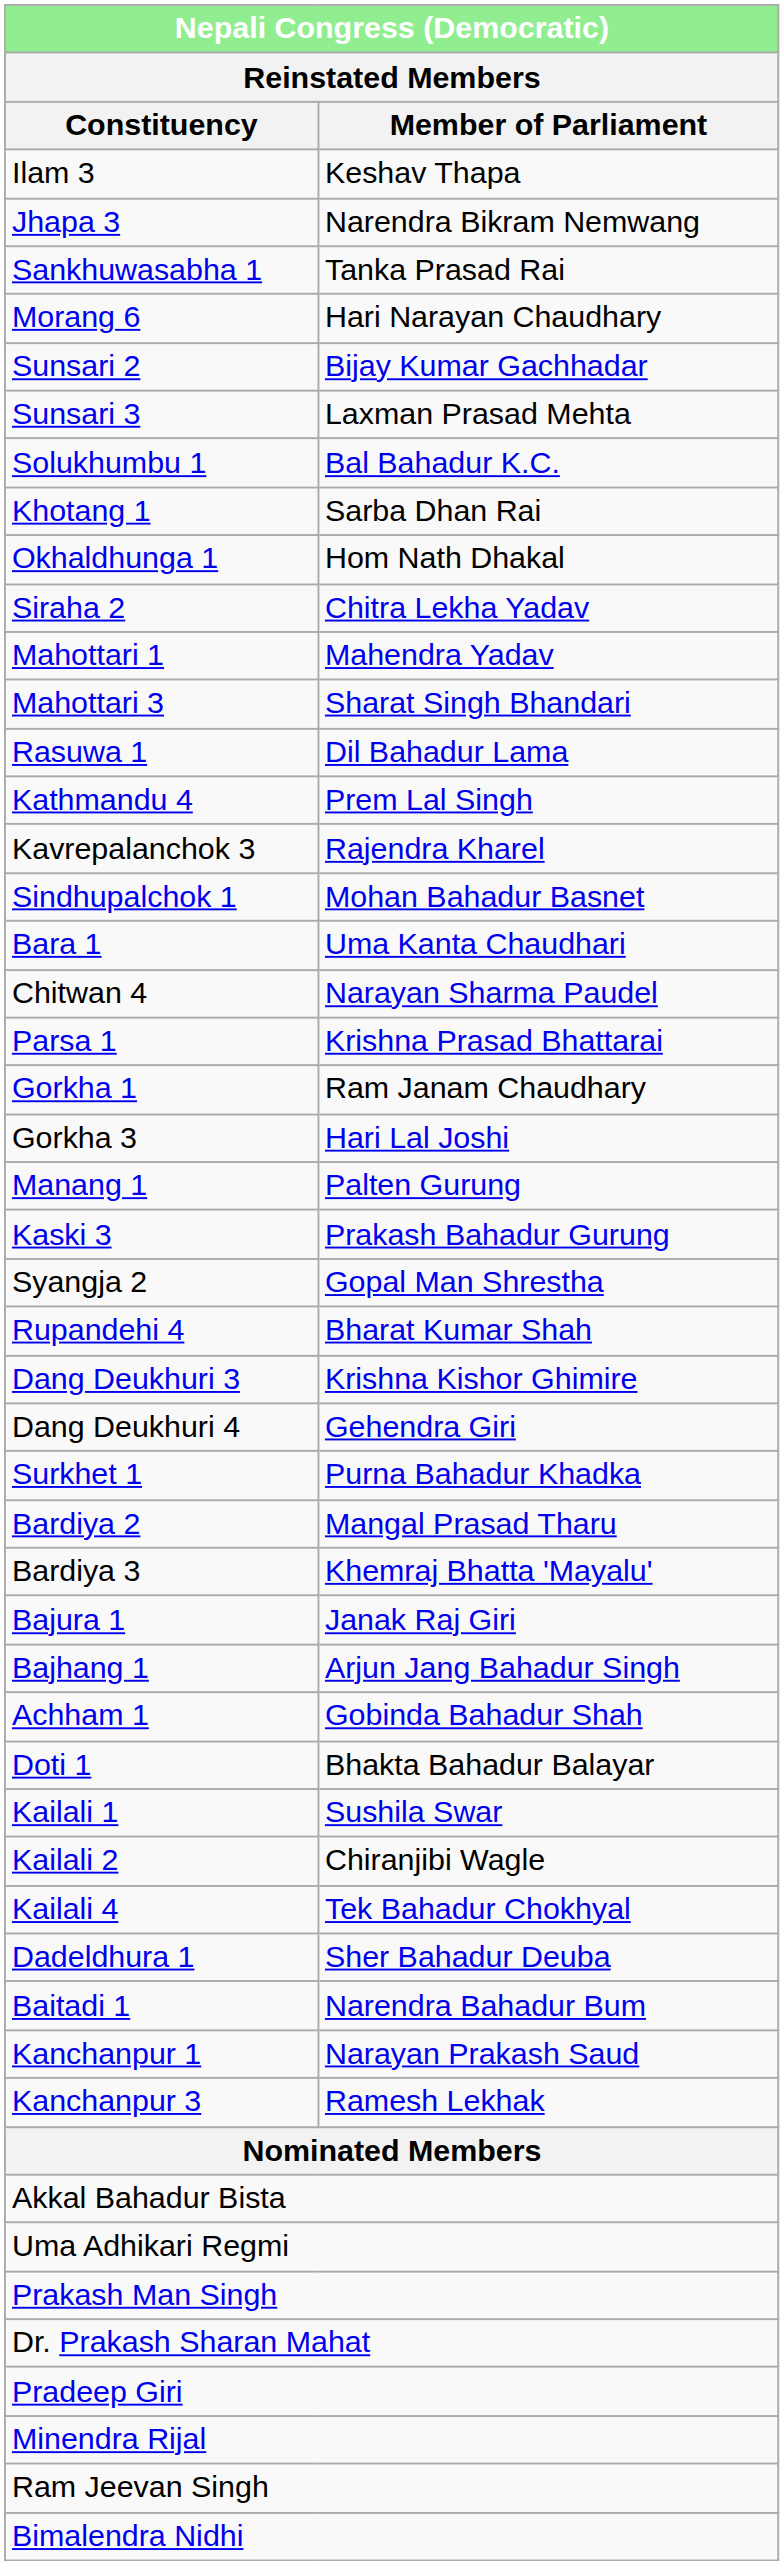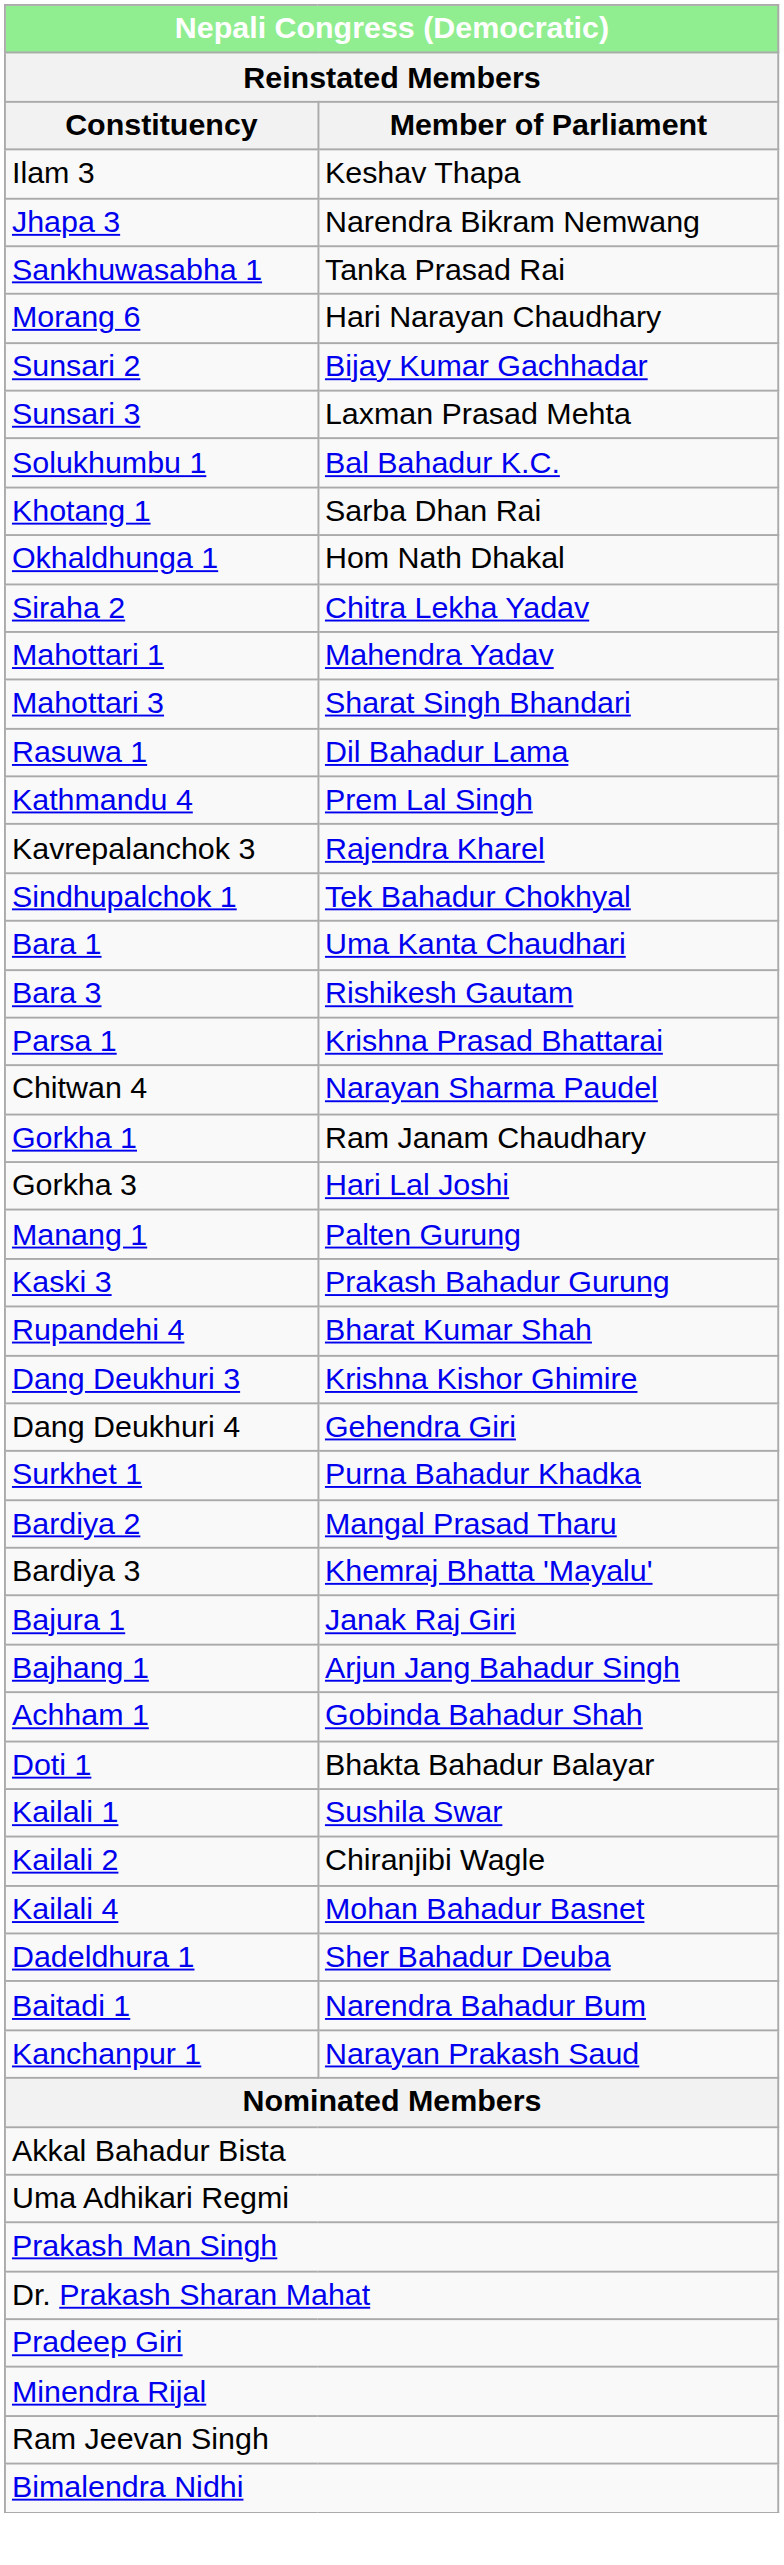(485, 896) Mohan Bahadur Basnet -> (478, 896) Tek Bahadur Chokhyal
+ row: (57, 992)
rows swapped: (64, 1041) <-> (80, 992)
- row: (80, 1282)
(478, 1908) Tek Bahadur Chokhyal -> (485, 1908) Mohan Bahadur Basnet
- row: (107, 2101)
